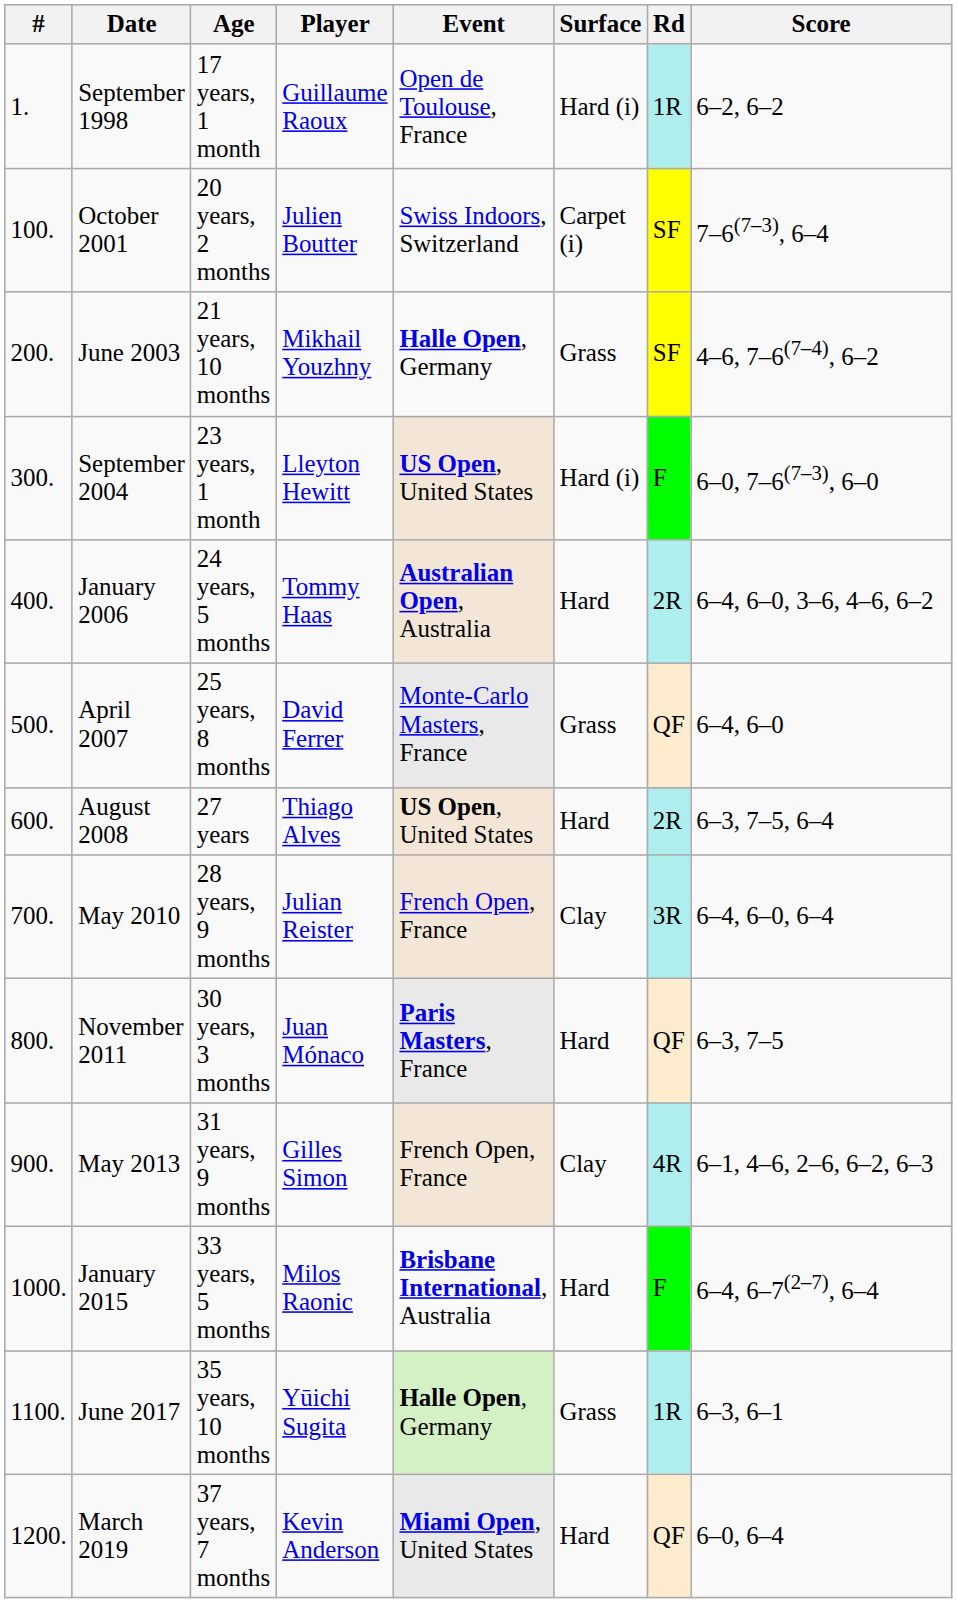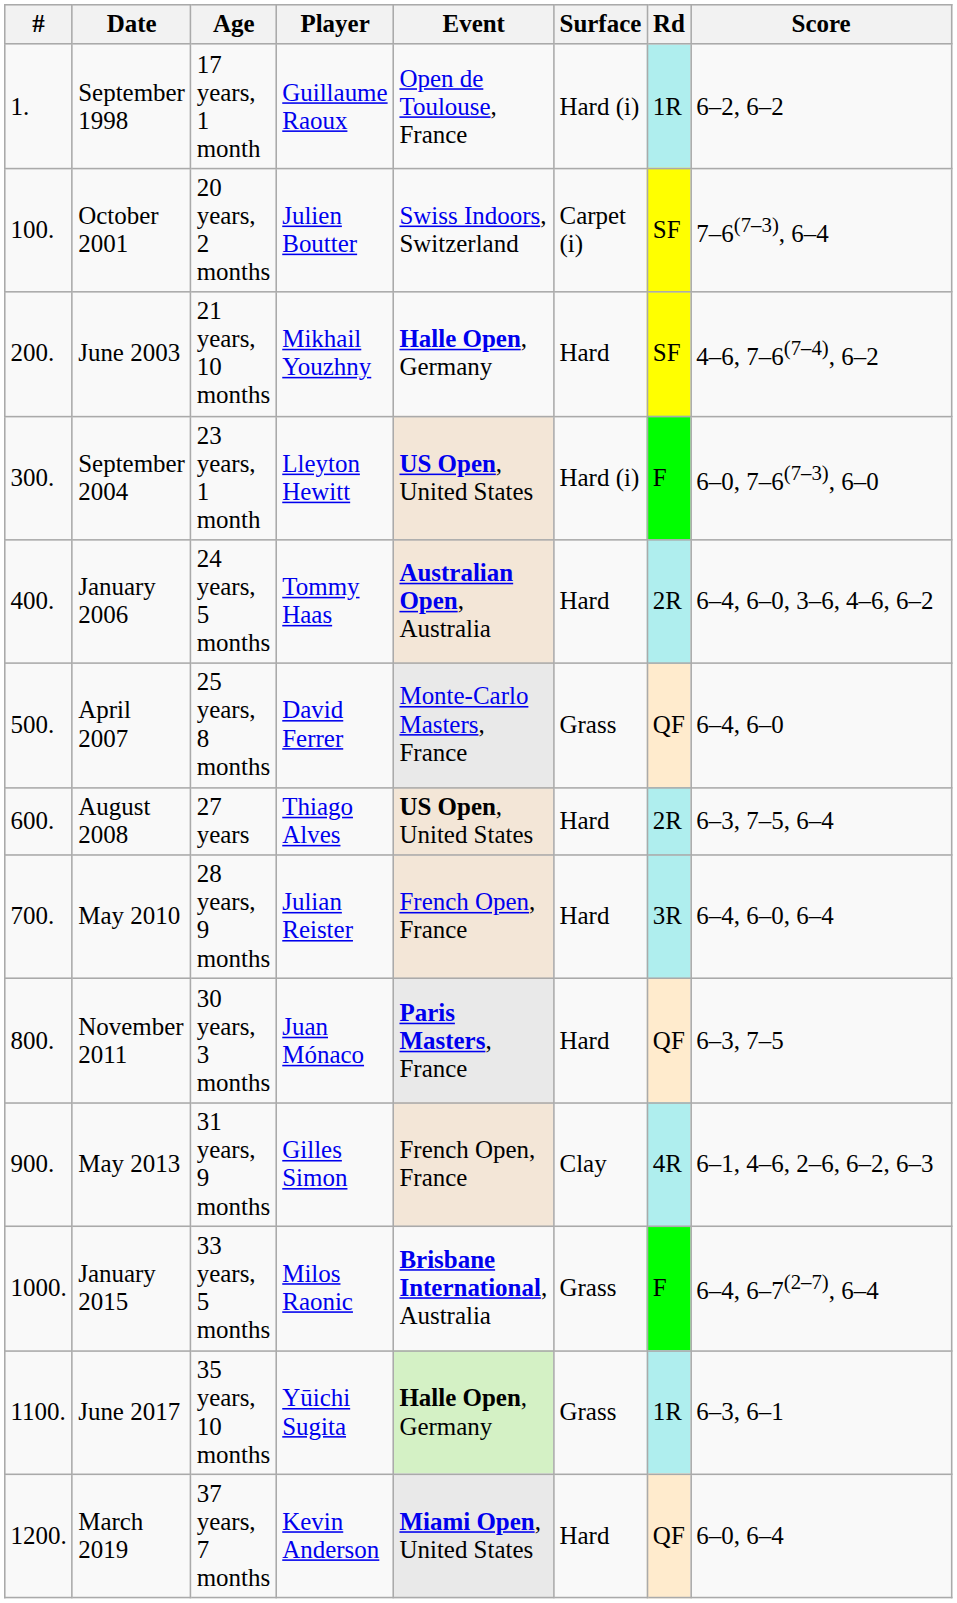(588, 353) Grass -> (584, 353) Hard
(583, 916) Clay -> (584, 916) Hard
(584, 1288) Hard -> (588, 1288) Grass
